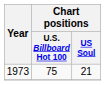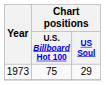(86, 72) 21 -> (86, 72) 29
